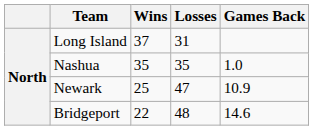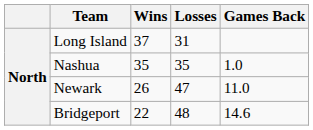(141, 88) 25 -> (141, 88) 26
(237, 88) 10.9 -> (237, 88) 11.0
